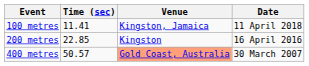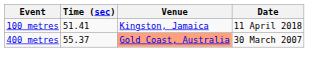(76, 26) 11.41 -> (76, 26) 51.41
- row: (33, 40)
(76, 54) 50.57 -> (76, 40) 55.37
